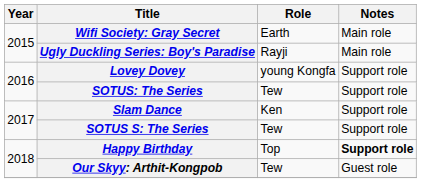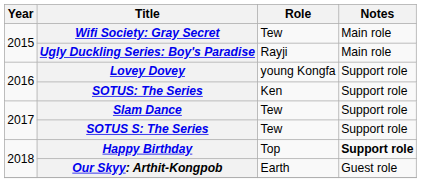(275, 33) Earth -> (271, 33) Tew
(271, 91) Tew -> (271, 91) Ken
(271, 110) Ken -> (271, 110) Tew
(271, 168) Tew -> (275, 168) Earth
